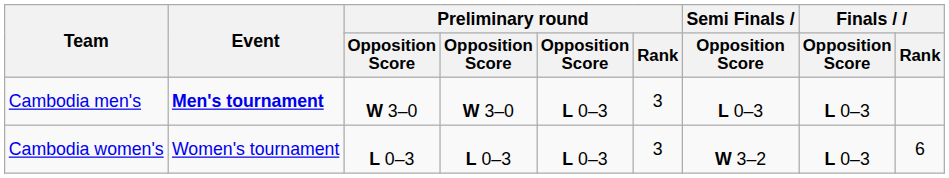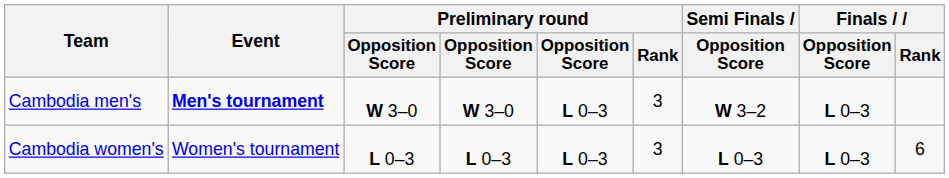(741, 112) L 0–3 -> (741, 112) W 3–2
(741, 159) W 3–2 -> (741, 159) L 0–3
